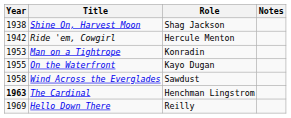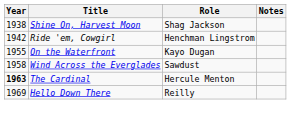(200, 38) Hercule Menton -> (210, 38) Henchman Lingstrom
- row: (75, 52)
(210, 92) Henchman Lingstrom -> (200, 79) Hercule Menton
